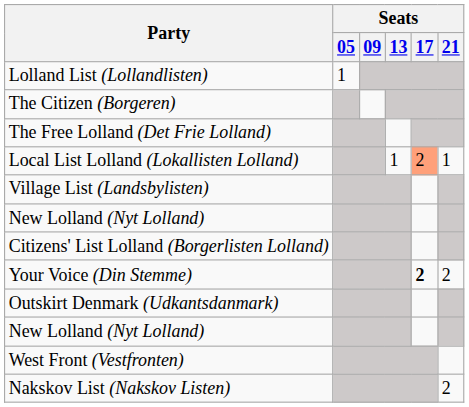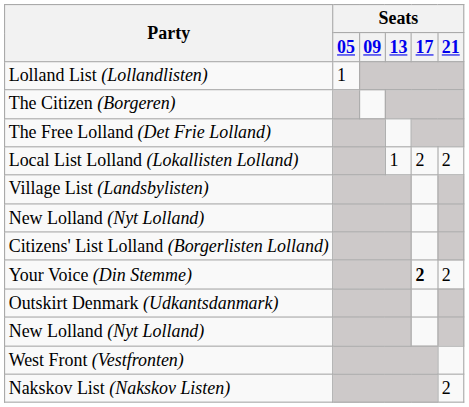(420, 160) lightsalmon background -> (420, 160) no background
(446, 160) 1 -> (446, 160) 2
